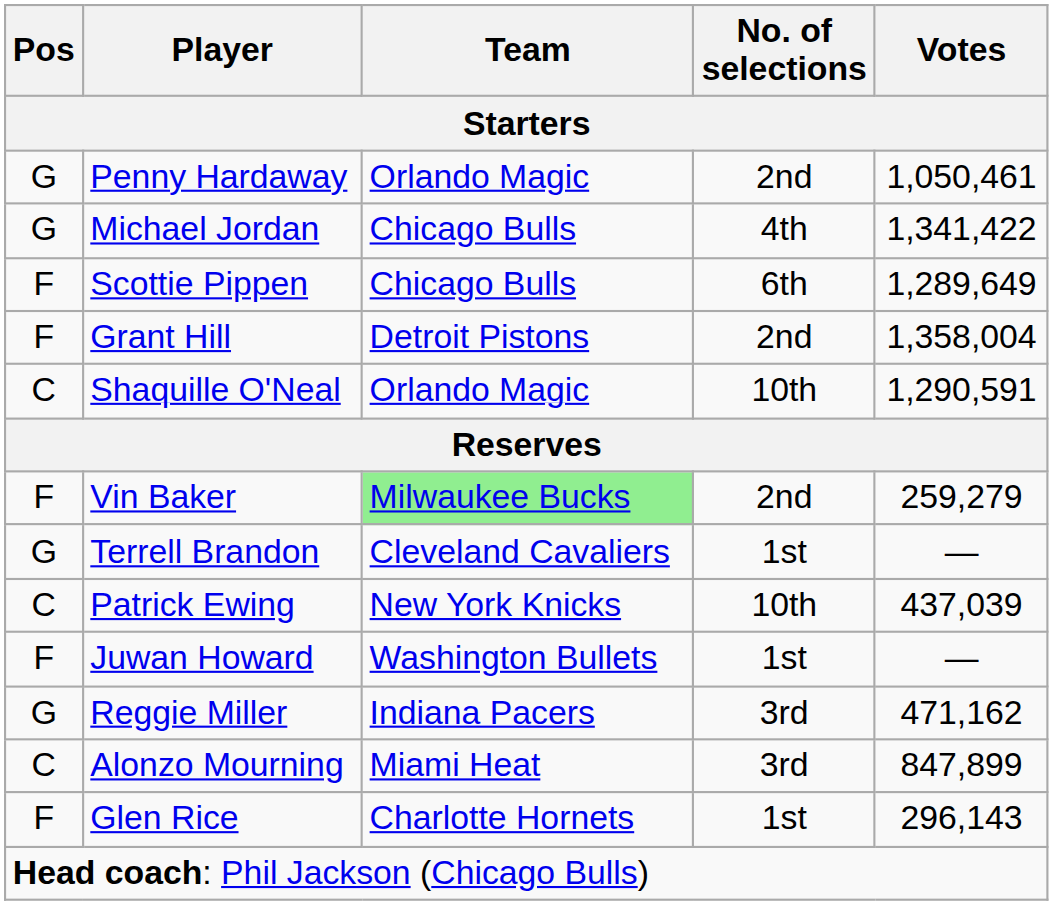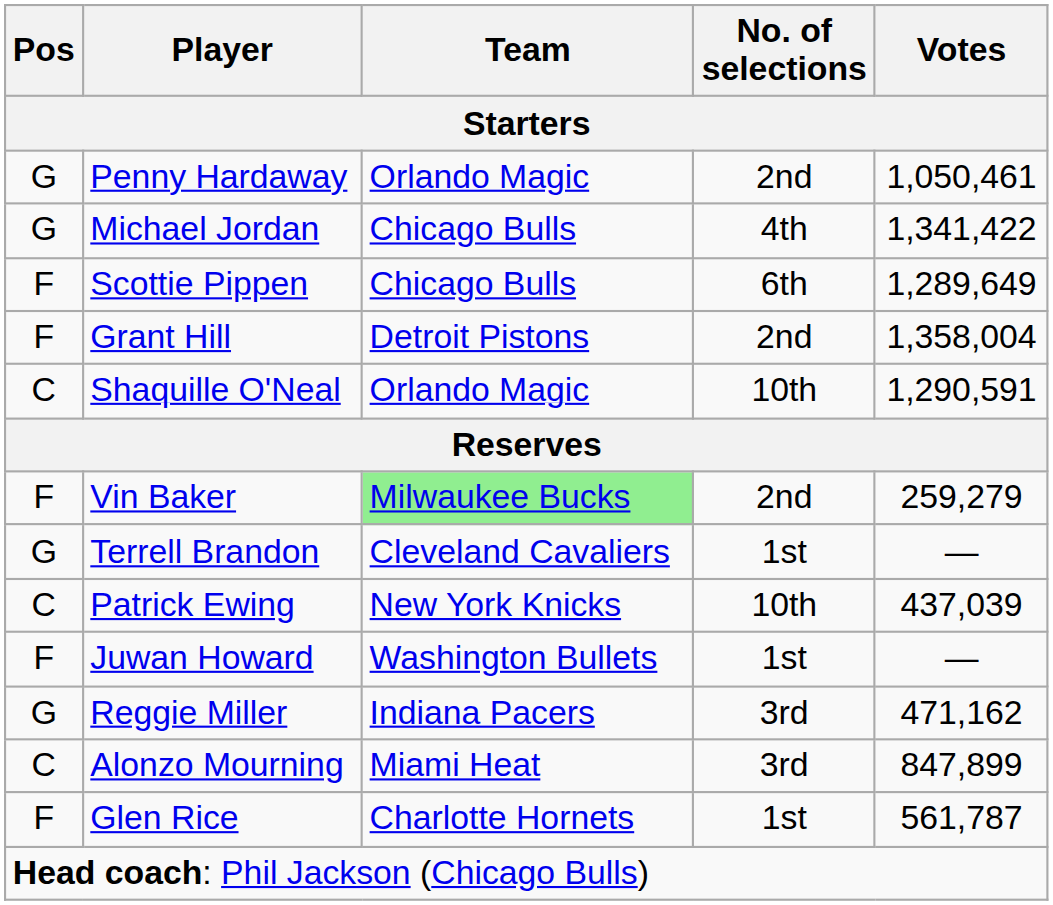(962, 818) 296,143 -> (962, 818) 561,787
